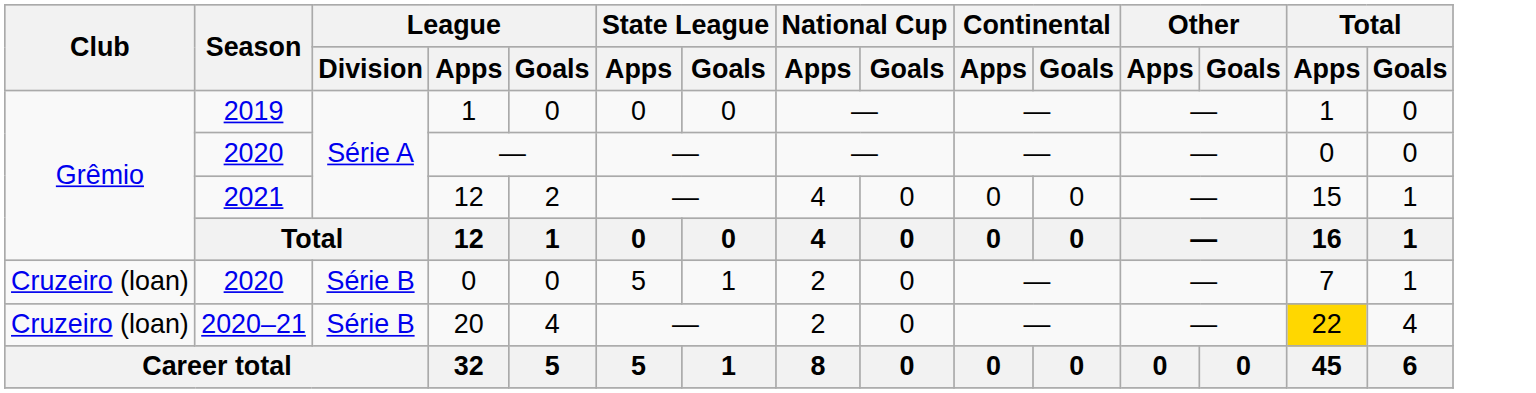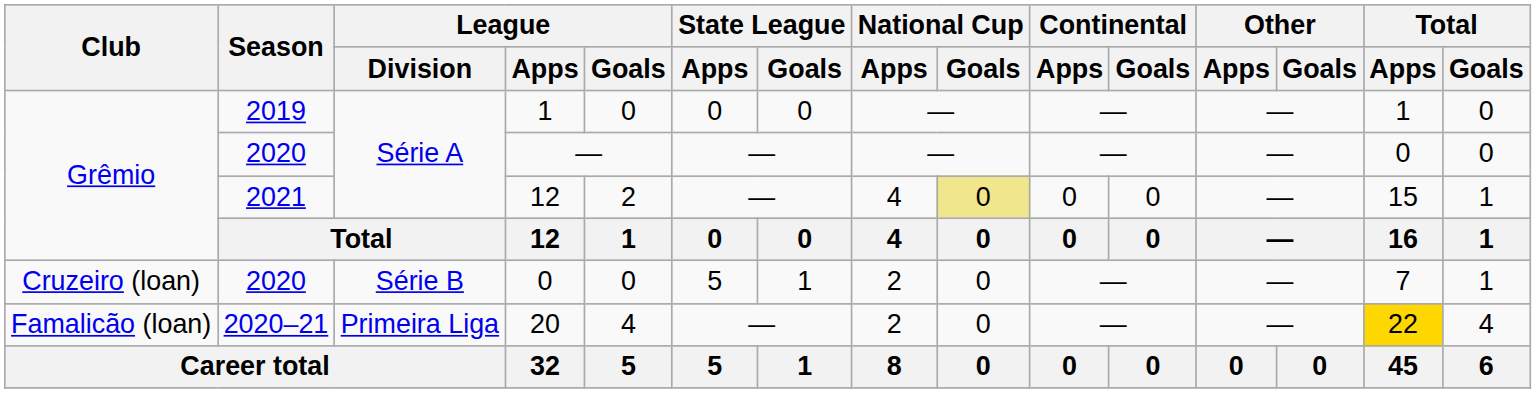(907, 196) no background -> (983, 196) khaki background
(100, 324) Cruzeiro (loan) -> (111, 324) Famalicão (loan)
(371, 324) Série B -> (420, 324) Primeira Liga
